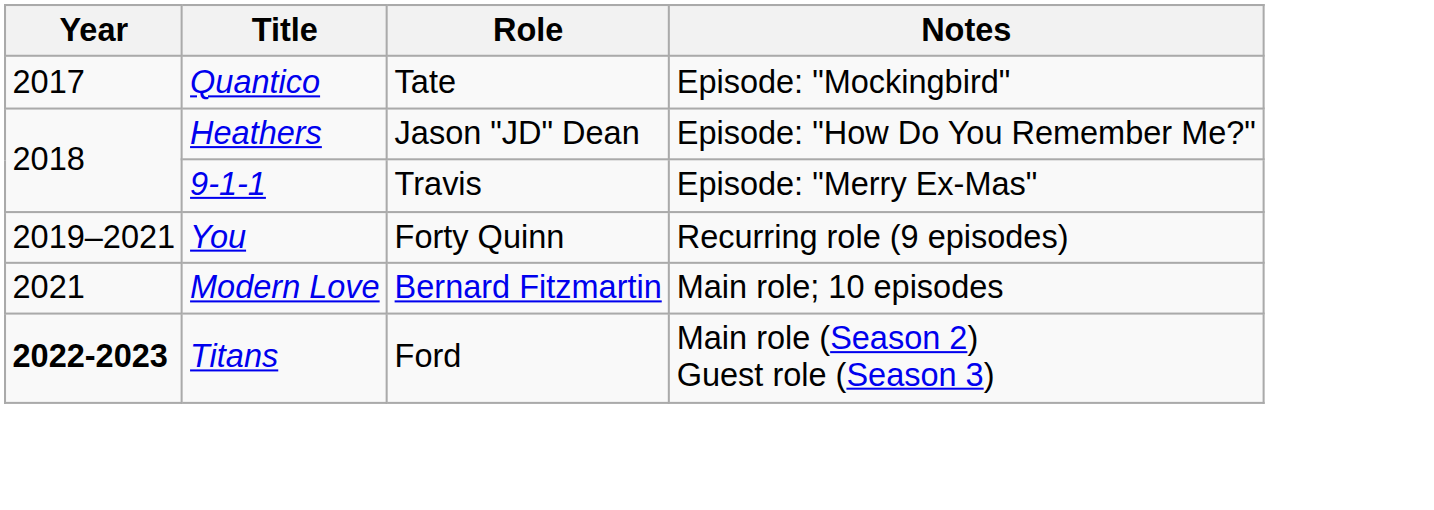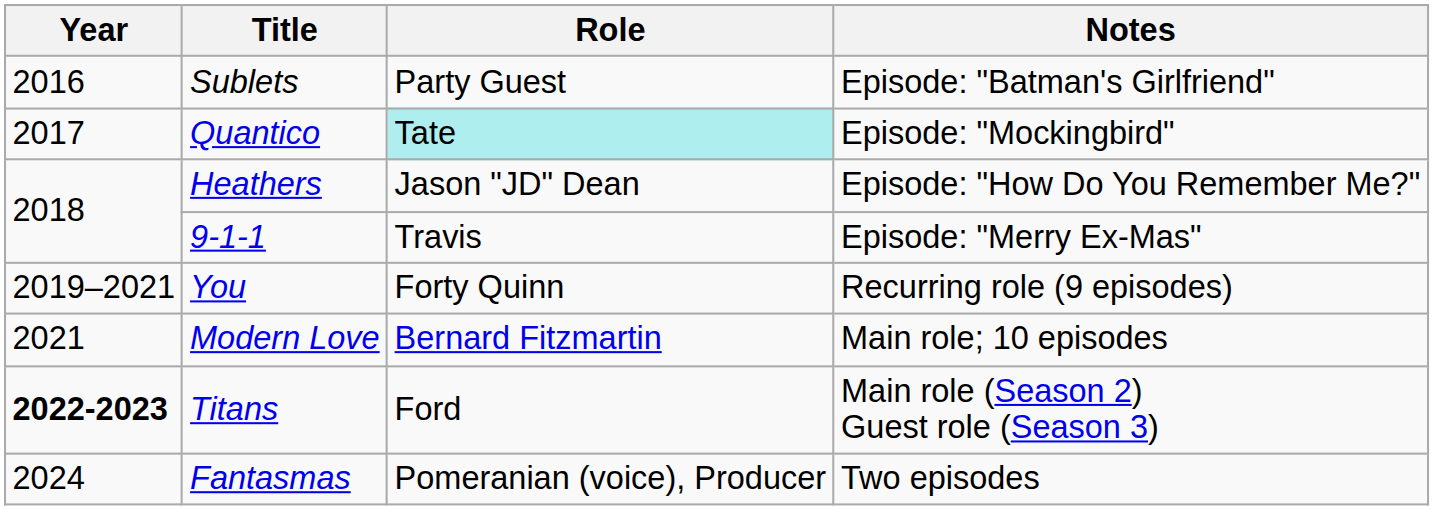+ row: (244, 81)
(425, 81) no background -> (425, 133) paleturquoise background
+ row: (270, 478)
